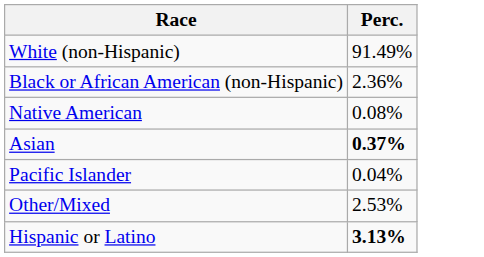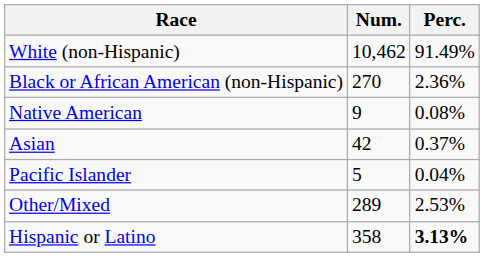+ column: (379, 19)
(379, 143) bold -> (440, 143) normal
